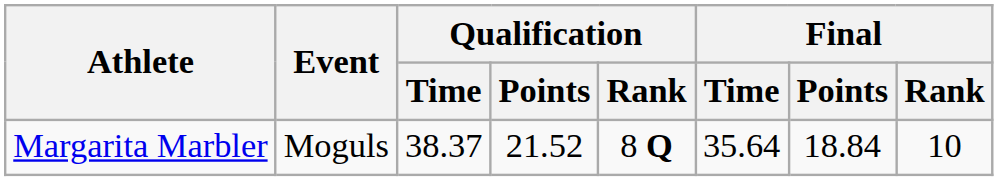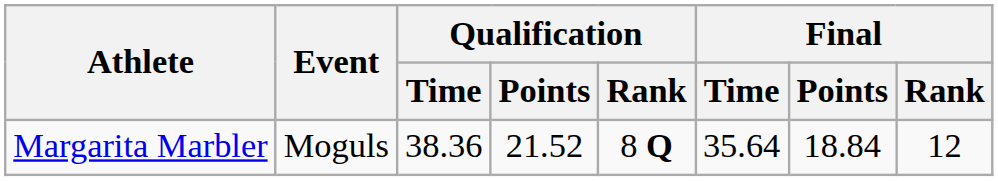(444, 146) 38.37 -> (444, 146) 38.36
(944, 146) 10 -> (944, 146) 12
